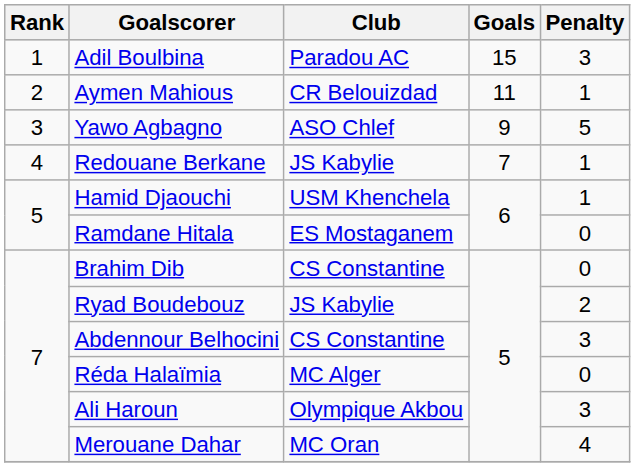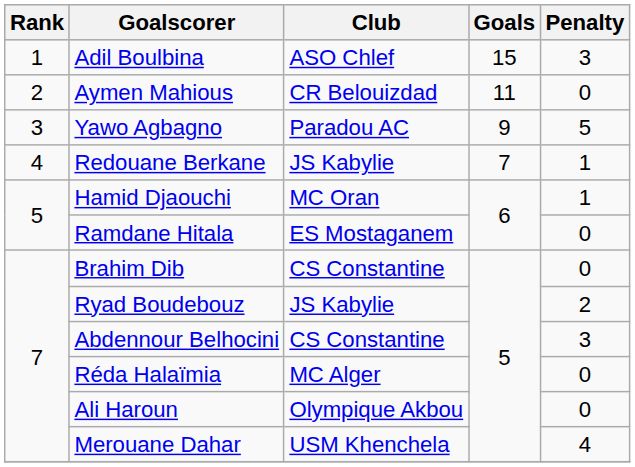(349, 58) Paradou AC -> (342, 58) ASO Chlef
(585, 93) 1 -> (585, 93) 0
(342, 128) ASO Chlef -> (349, 128) Paradou AC
(370, 198) USM Khenchela -> (334, 198) MC Oran
(585, 409) 3 -> (585, 409) 0
(334, 444) MC Oran -> (370, 444) USM Khenchela
